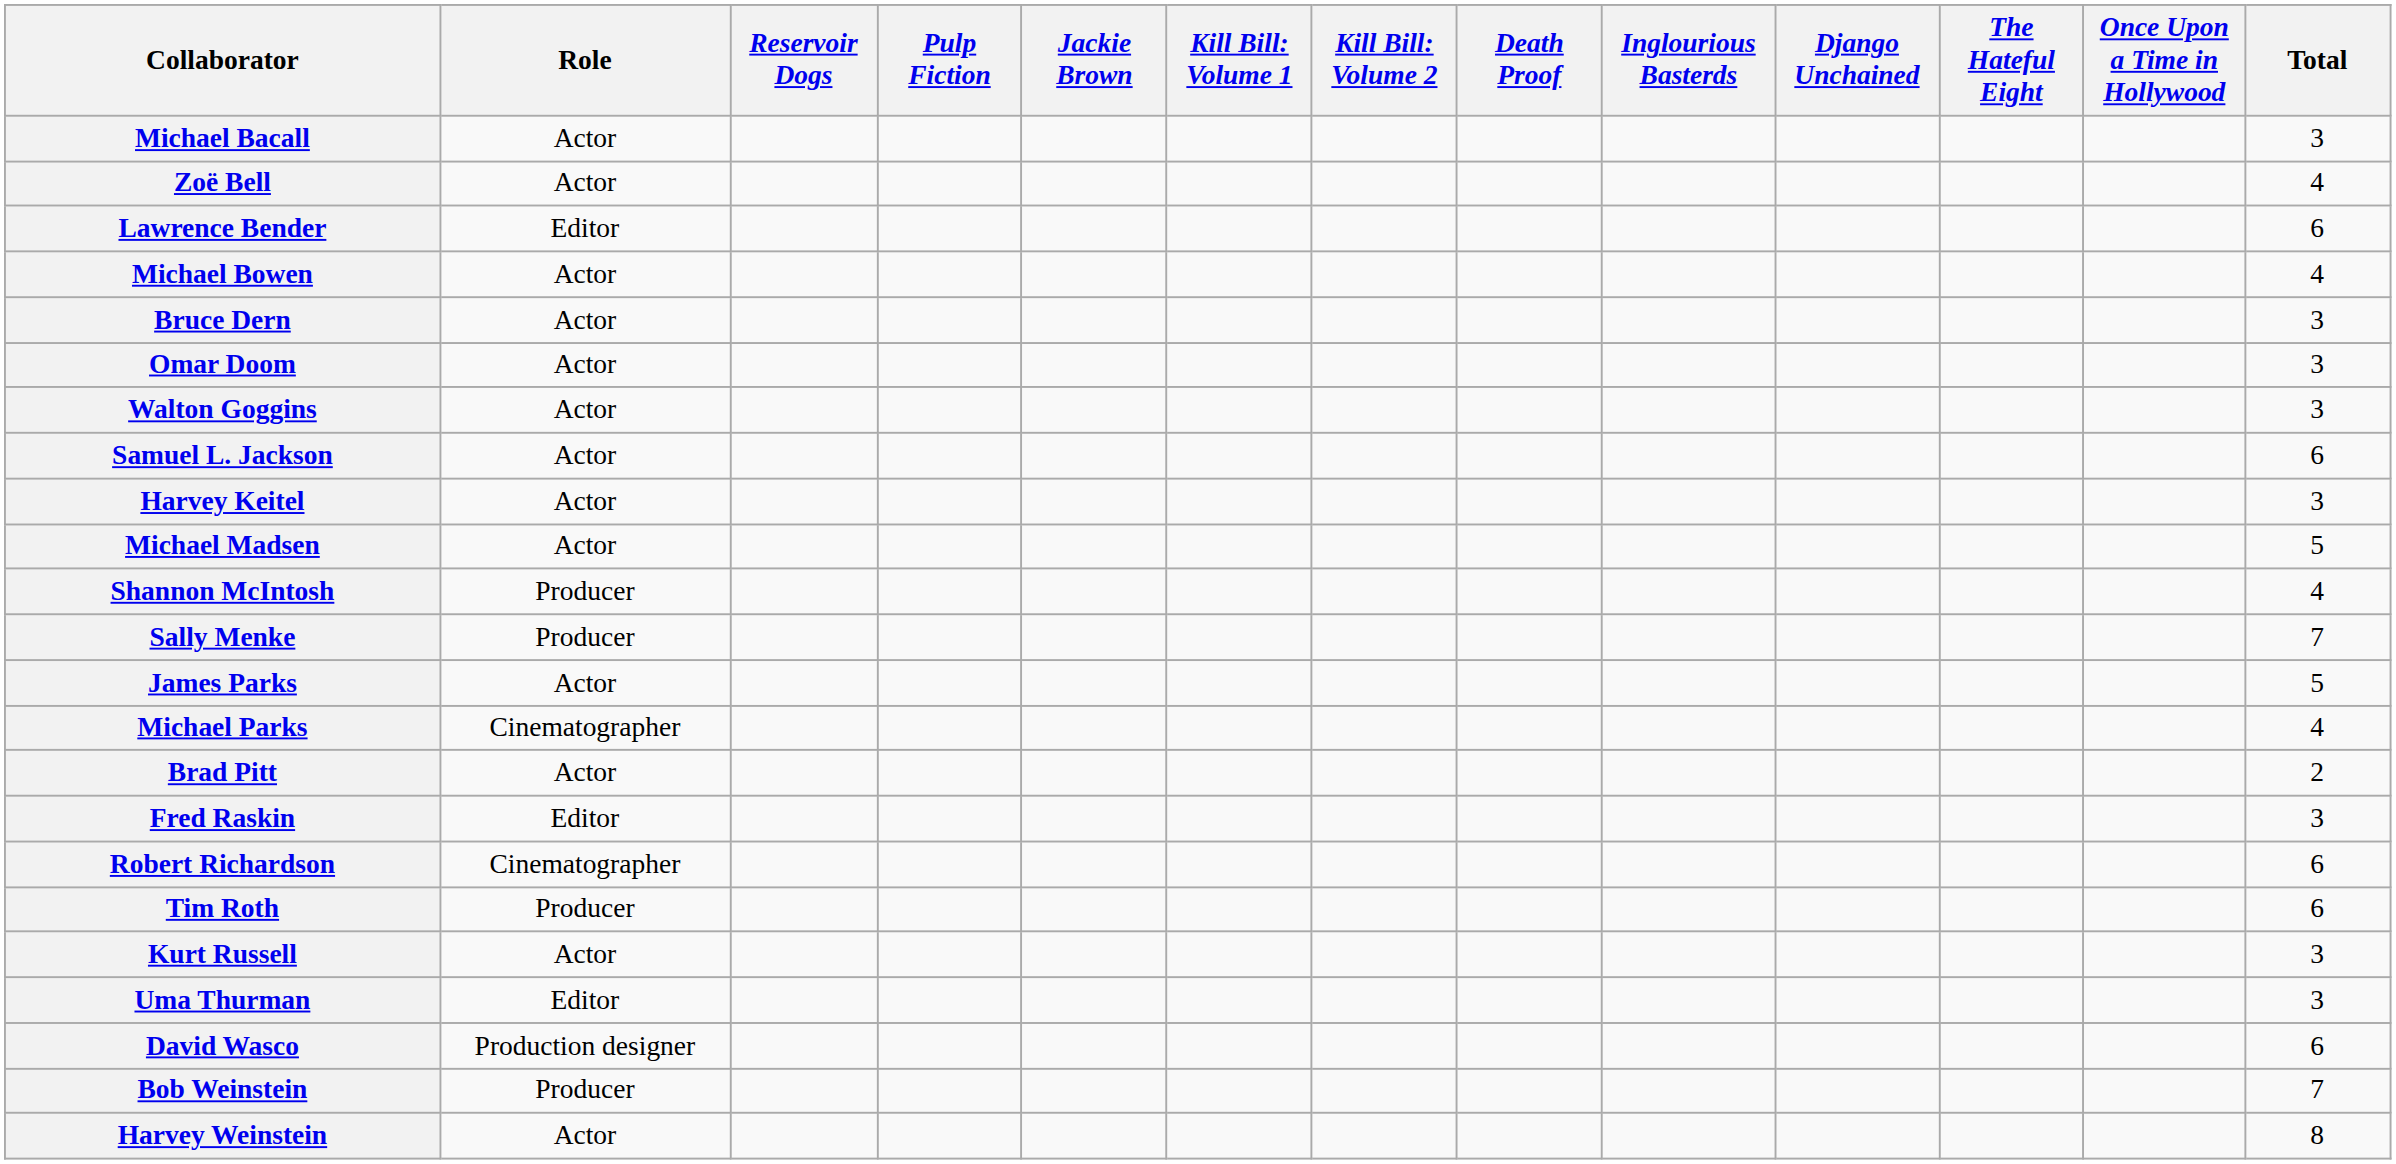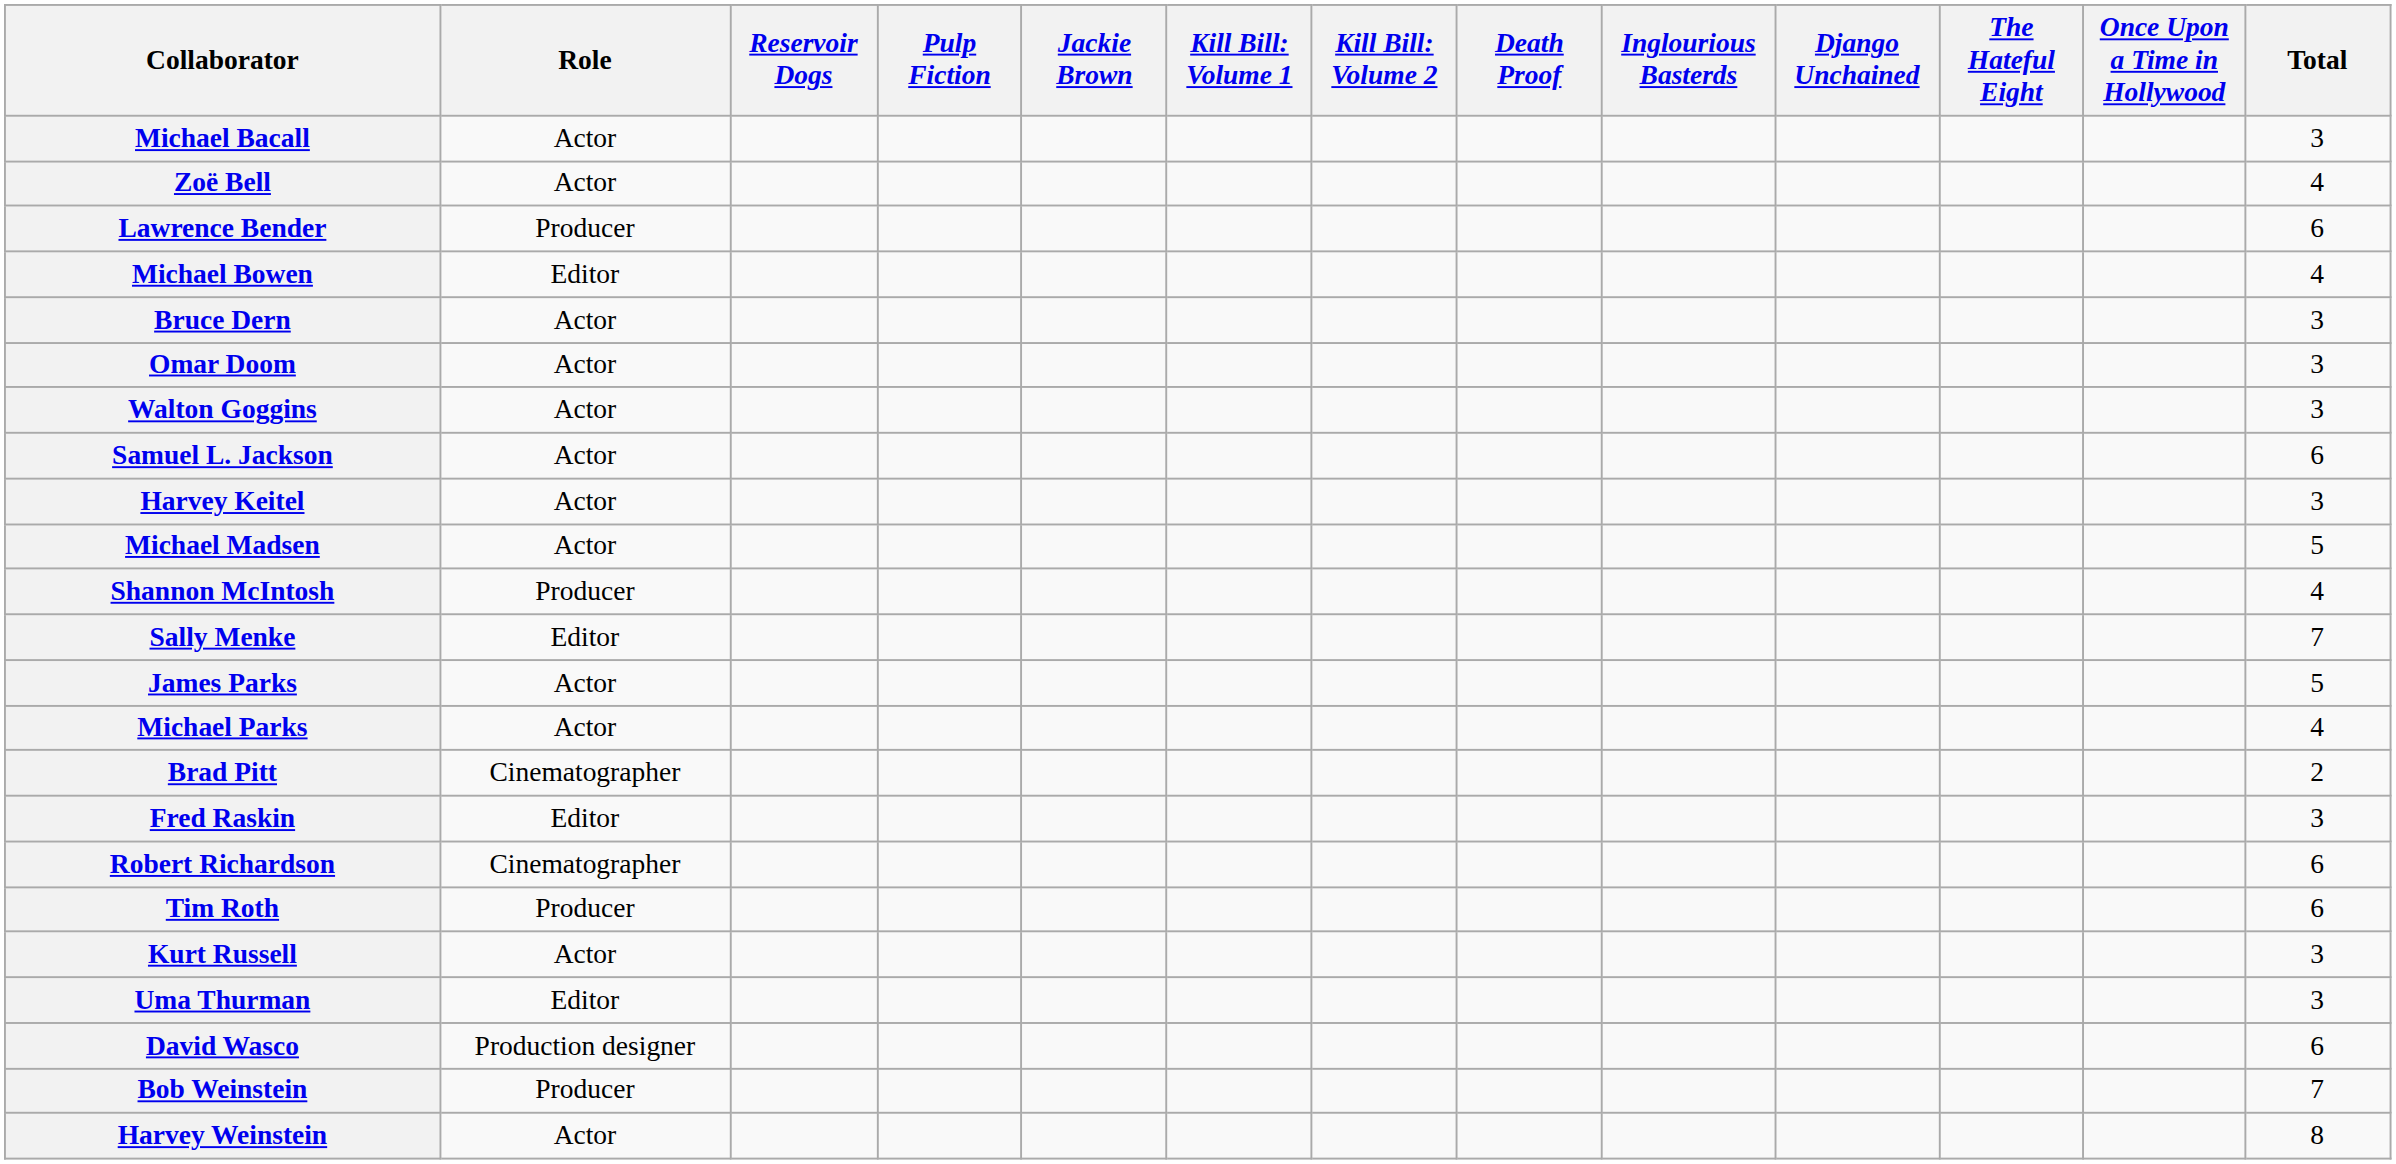(585, 228) Editor -> (585, 228) Producer
(585, 273) Actor -> (585, 273) Editor
(585, 636) Producer -> (585, 636) Editor
(585, 727) Cinematographer -> (585, 727) Actor
(585, 772) Actor -> (585, 772) Cinematographer
